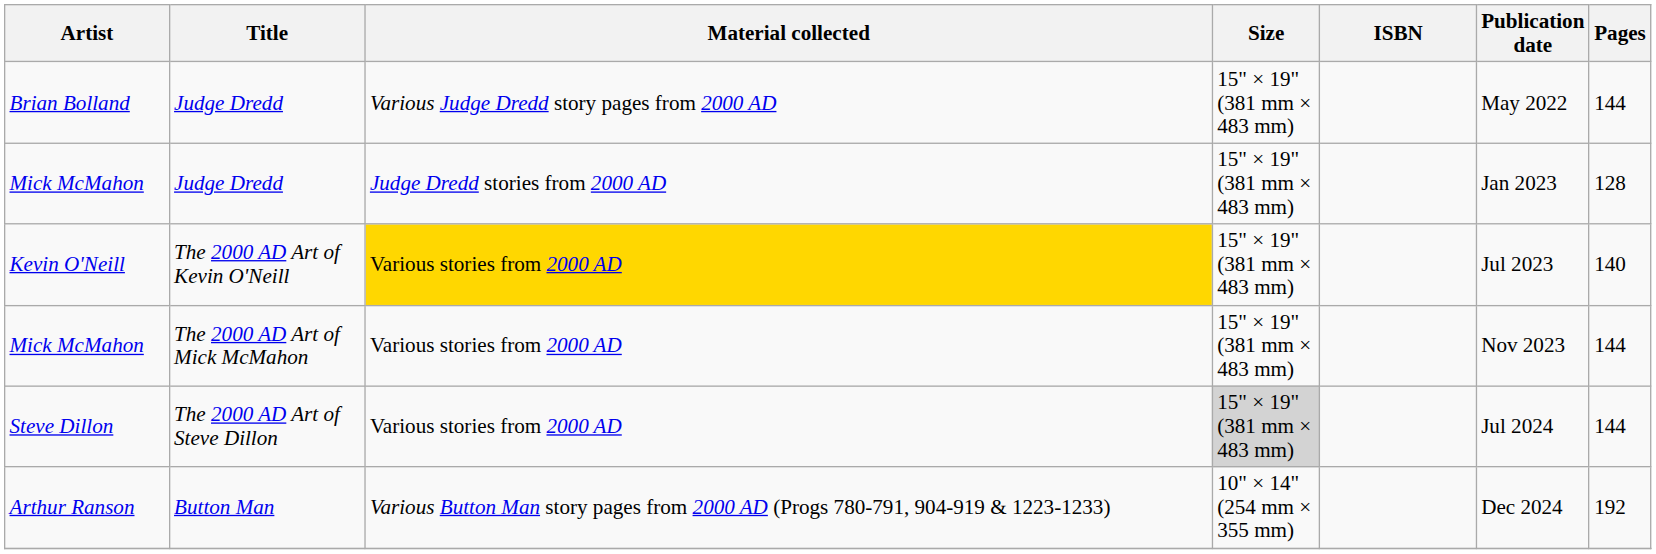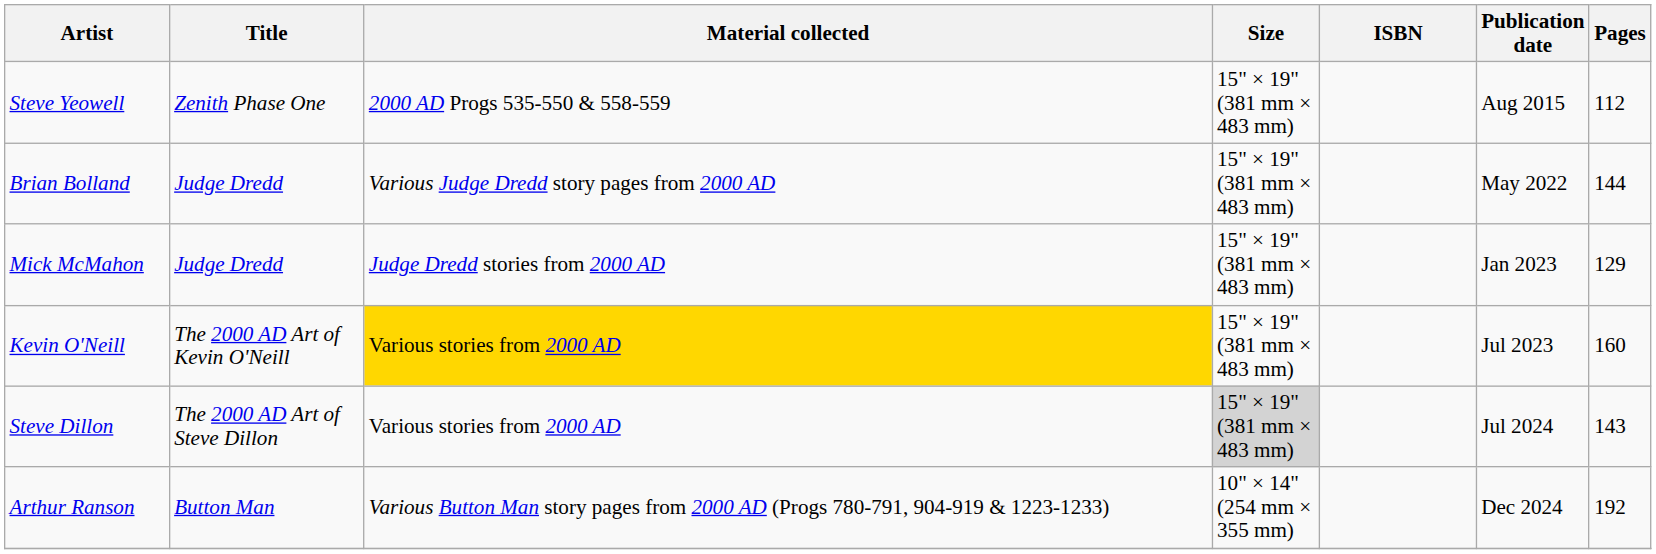+ row: (67, 102)
(1610, 183) 128 -> (1610, 264) 129
(1610, 264) 140 -> (1610, 345) 160
- row: (77, 345)
(1610, 426) 144 -> (1610, 426) 143
